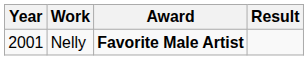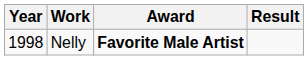(26, 42) 2001 -> (26, 42) 1998
